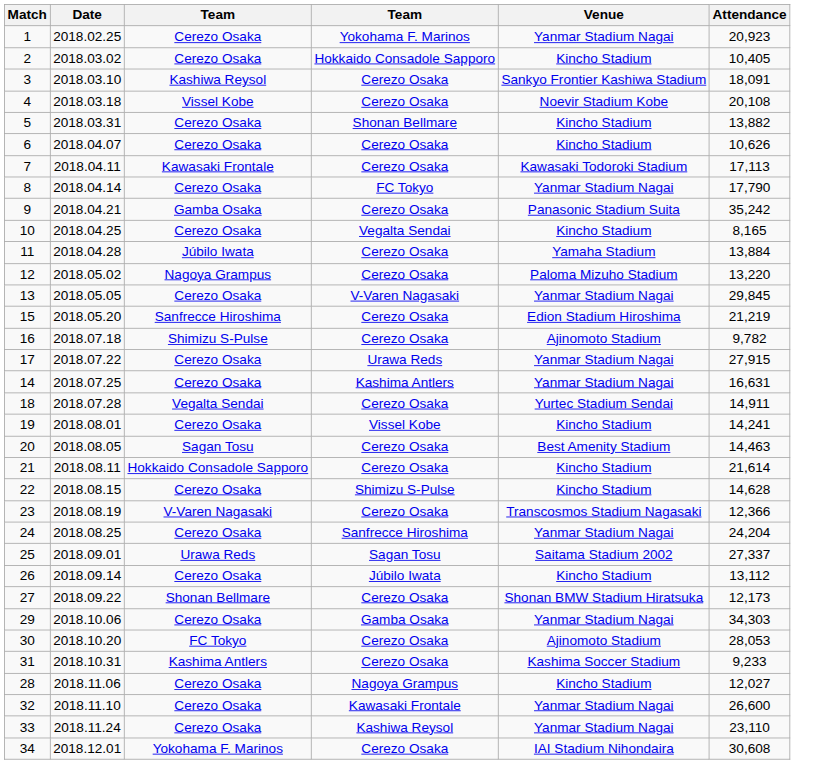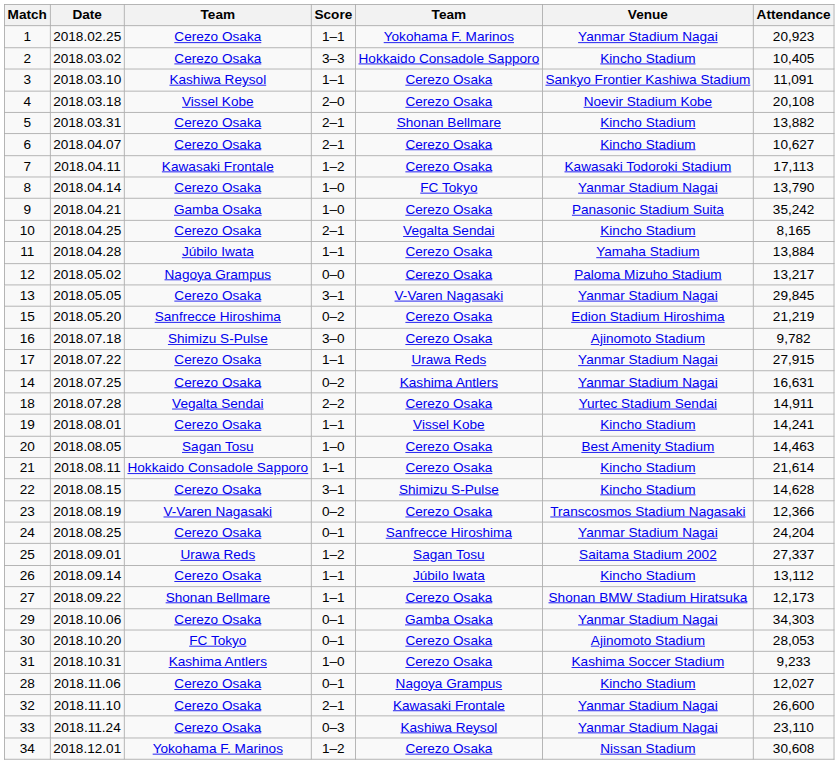+ column: (333, 15)
(750, 79) 18,091 -> (794, 79) 11,091
(750, 144) 10,626 -> (794, 144) 10,627
(750, 187) 17,790 -> (794, 187) 13,790
(750, 274) 13,220 -> (794, 274) 13,217
(604, 748) IAI Stadium Nihondaira -> (648, 748) Nissan Stadium
